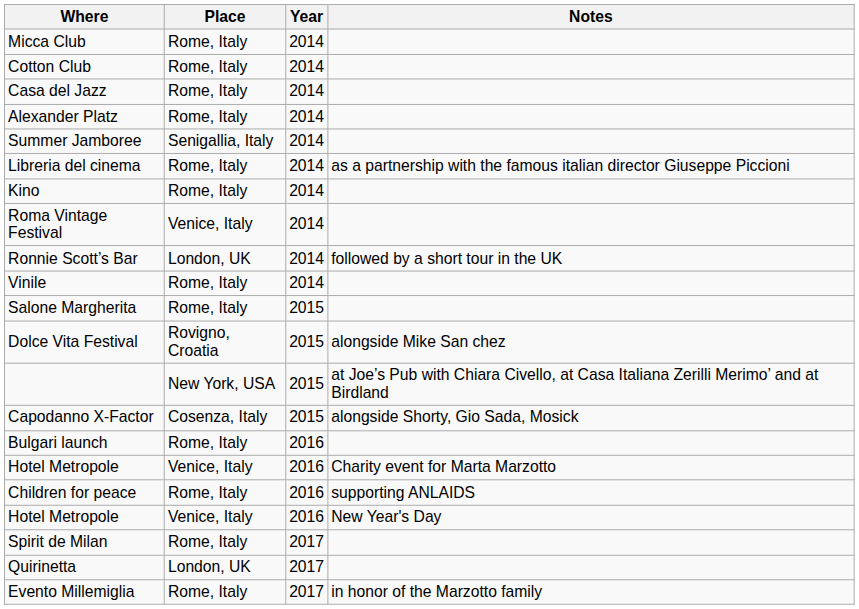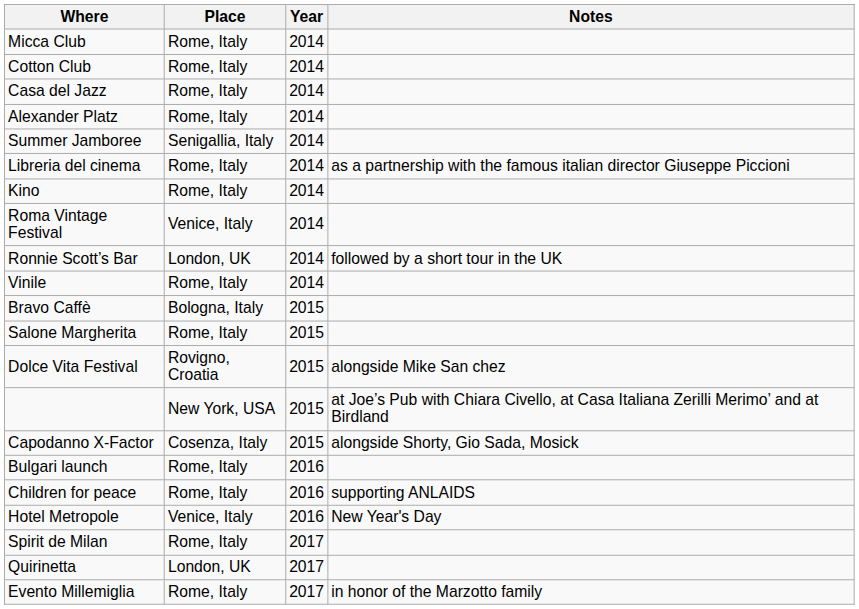+ row: (49, 308)
- row: (63, 467)
